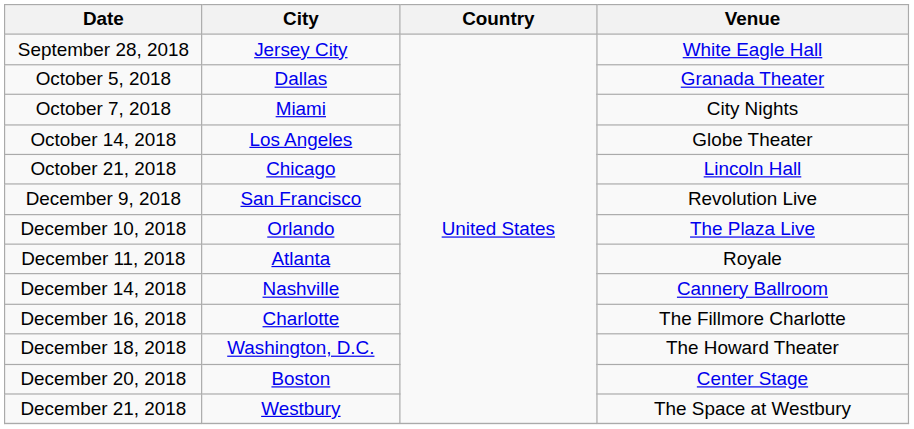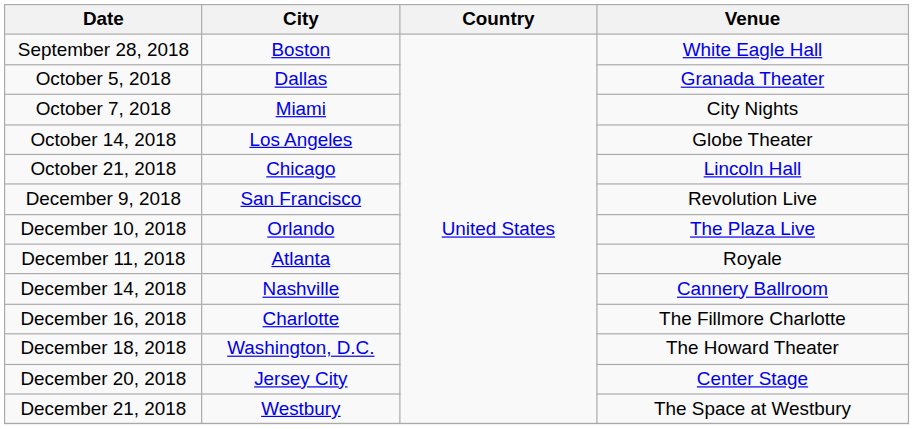(301, 49) Jersey City -> (301, 49) Boston
(301, 378) Boston -> (301, 378) Jersey City
